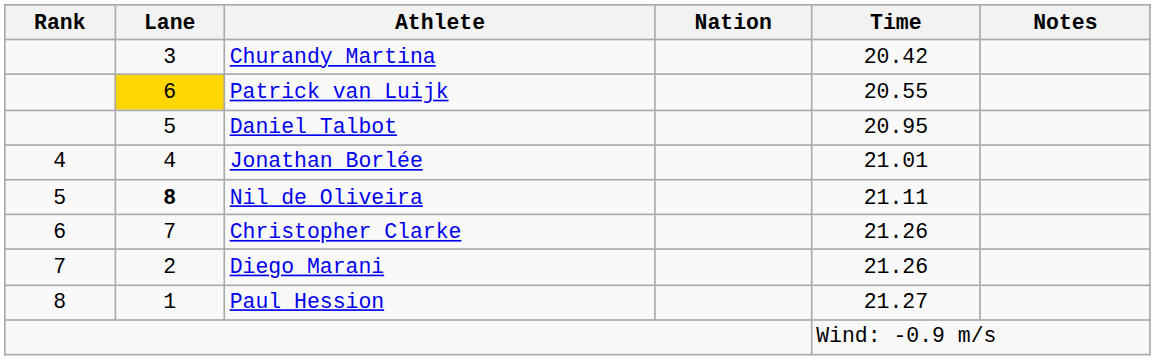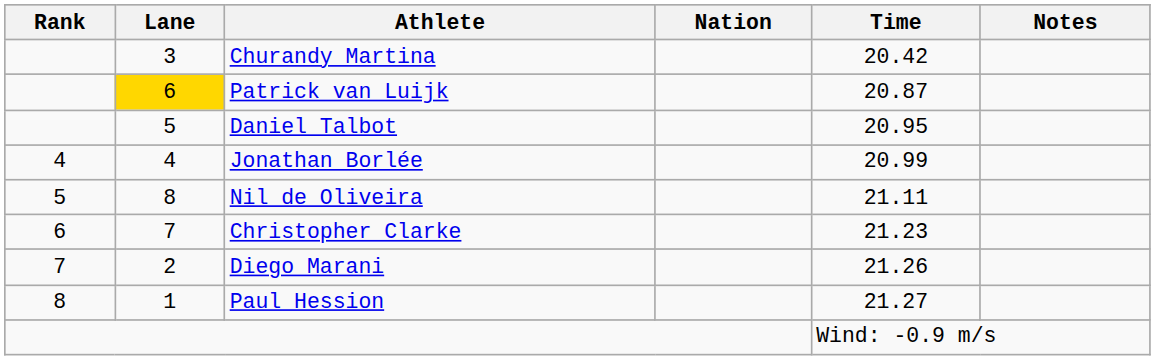(896, 92) 20.55 -> (896, 92) 20.87
(896, 162) 21.01 -> (896, 162) 20.99
(170, 197) bold -> (170, 197) normal
(896, 232) 21.26 -> (896, 232) 21.23
